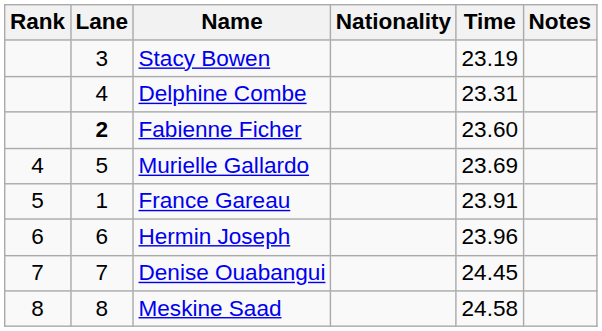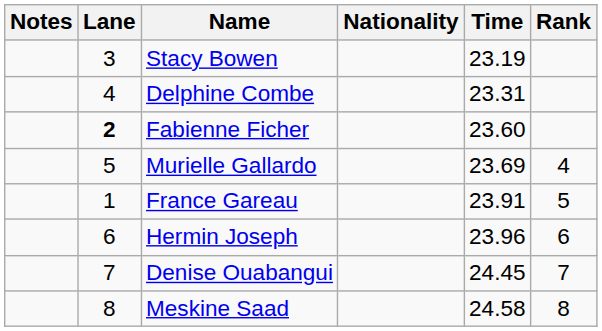columns swapped: (37, 22) <-> (560, 22)
